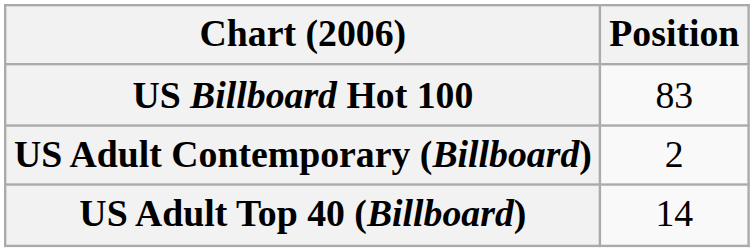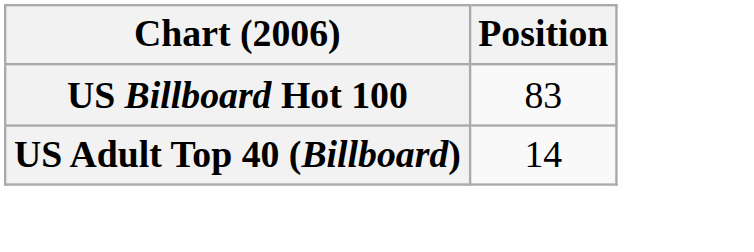- row: (303, 154)
